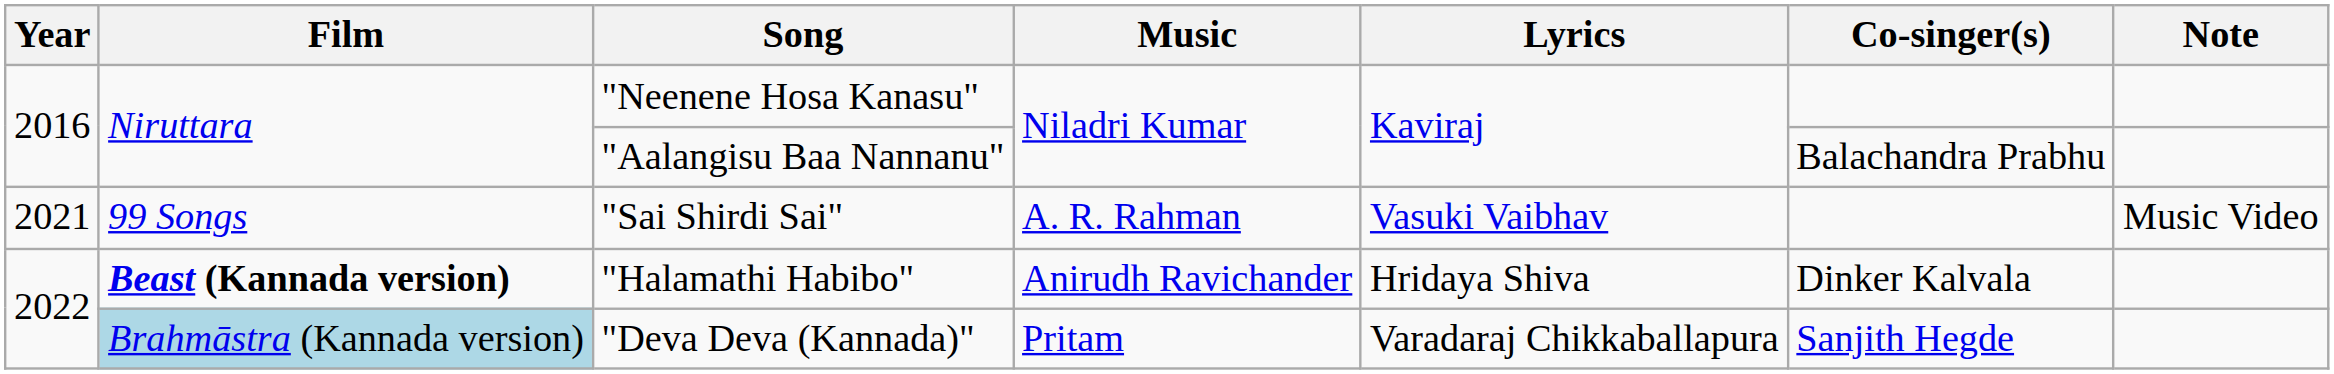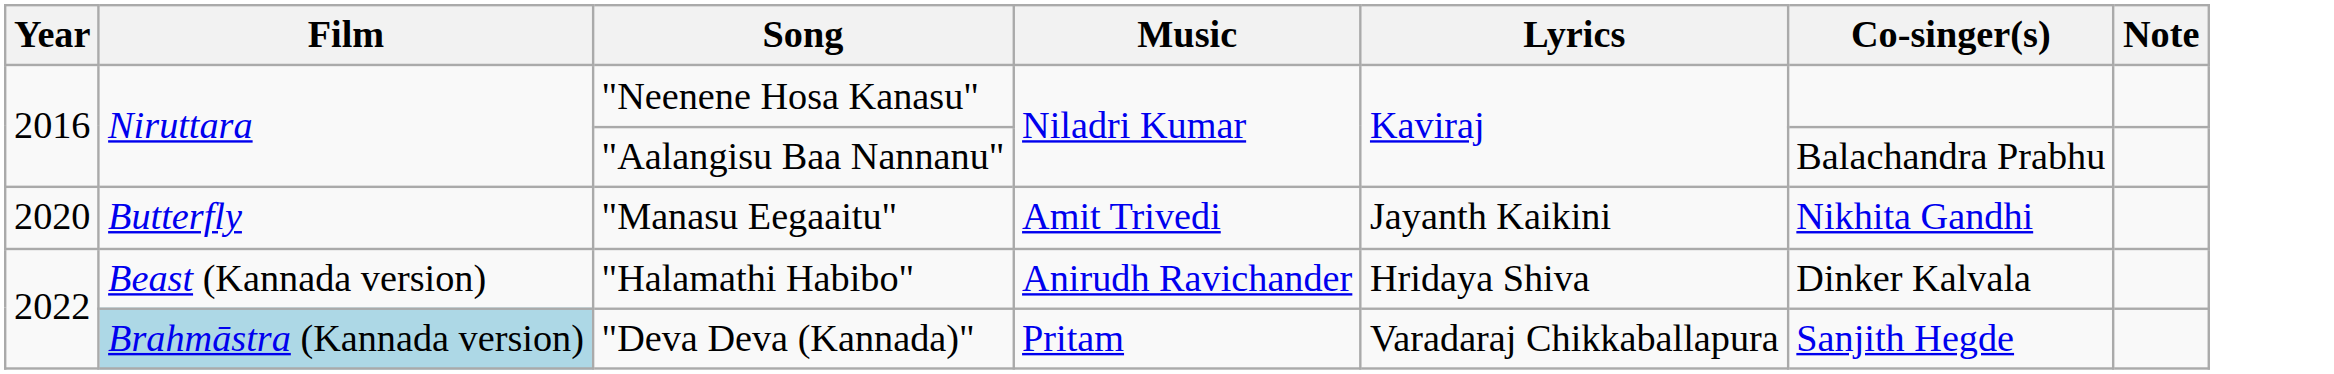+ row: (749, 216)
- row: (722, 216)
(309, 277) bold -> (297, 277) normal
